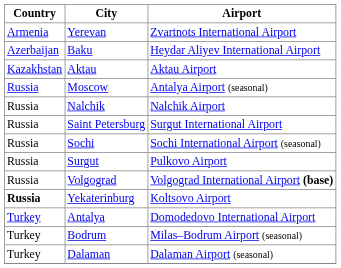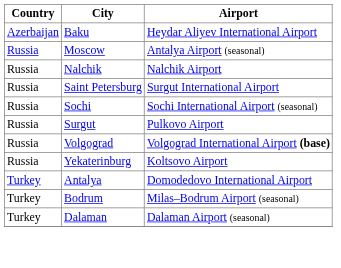- row: (87, 32)
- row: (82, 69)
(24, 198) bold -> (23, 161) normal
